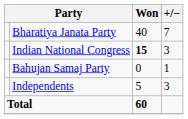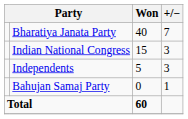(141, 50) bold -> (141, 50) normal
rows swapped: (61, 68) <-> (43, 86)
